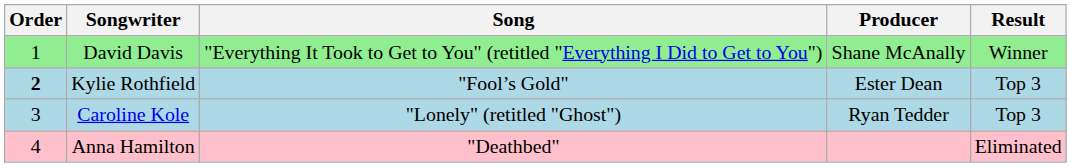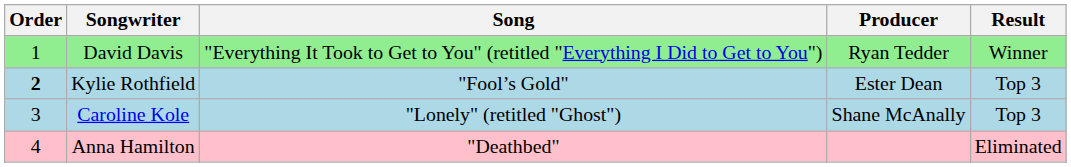(899, 51) Shane McAnally -> (899, 51) Ryan Tedder
(899, 114) Ryan Tedder -> (899, 114) Shane McAnally
